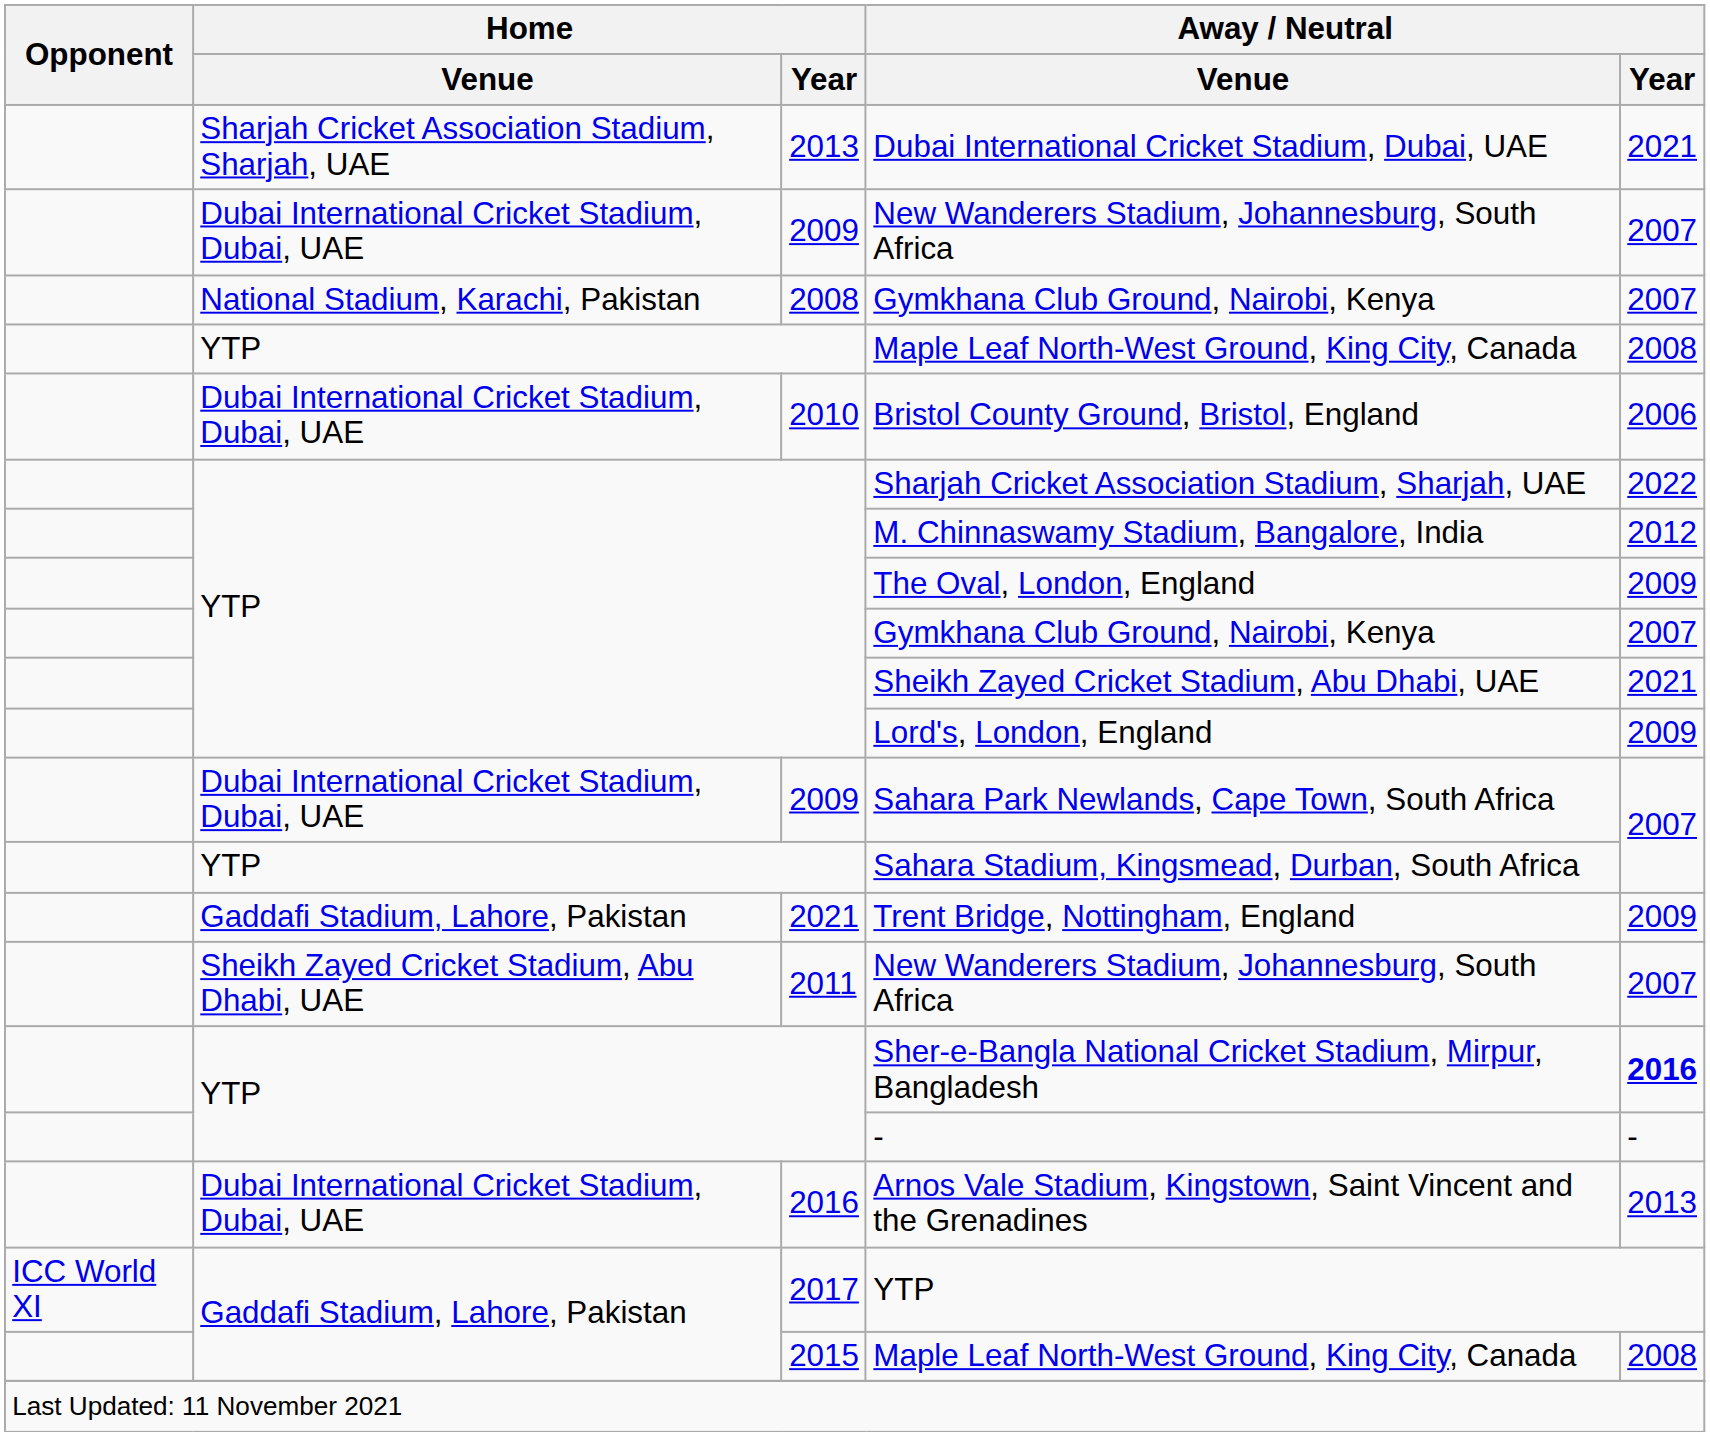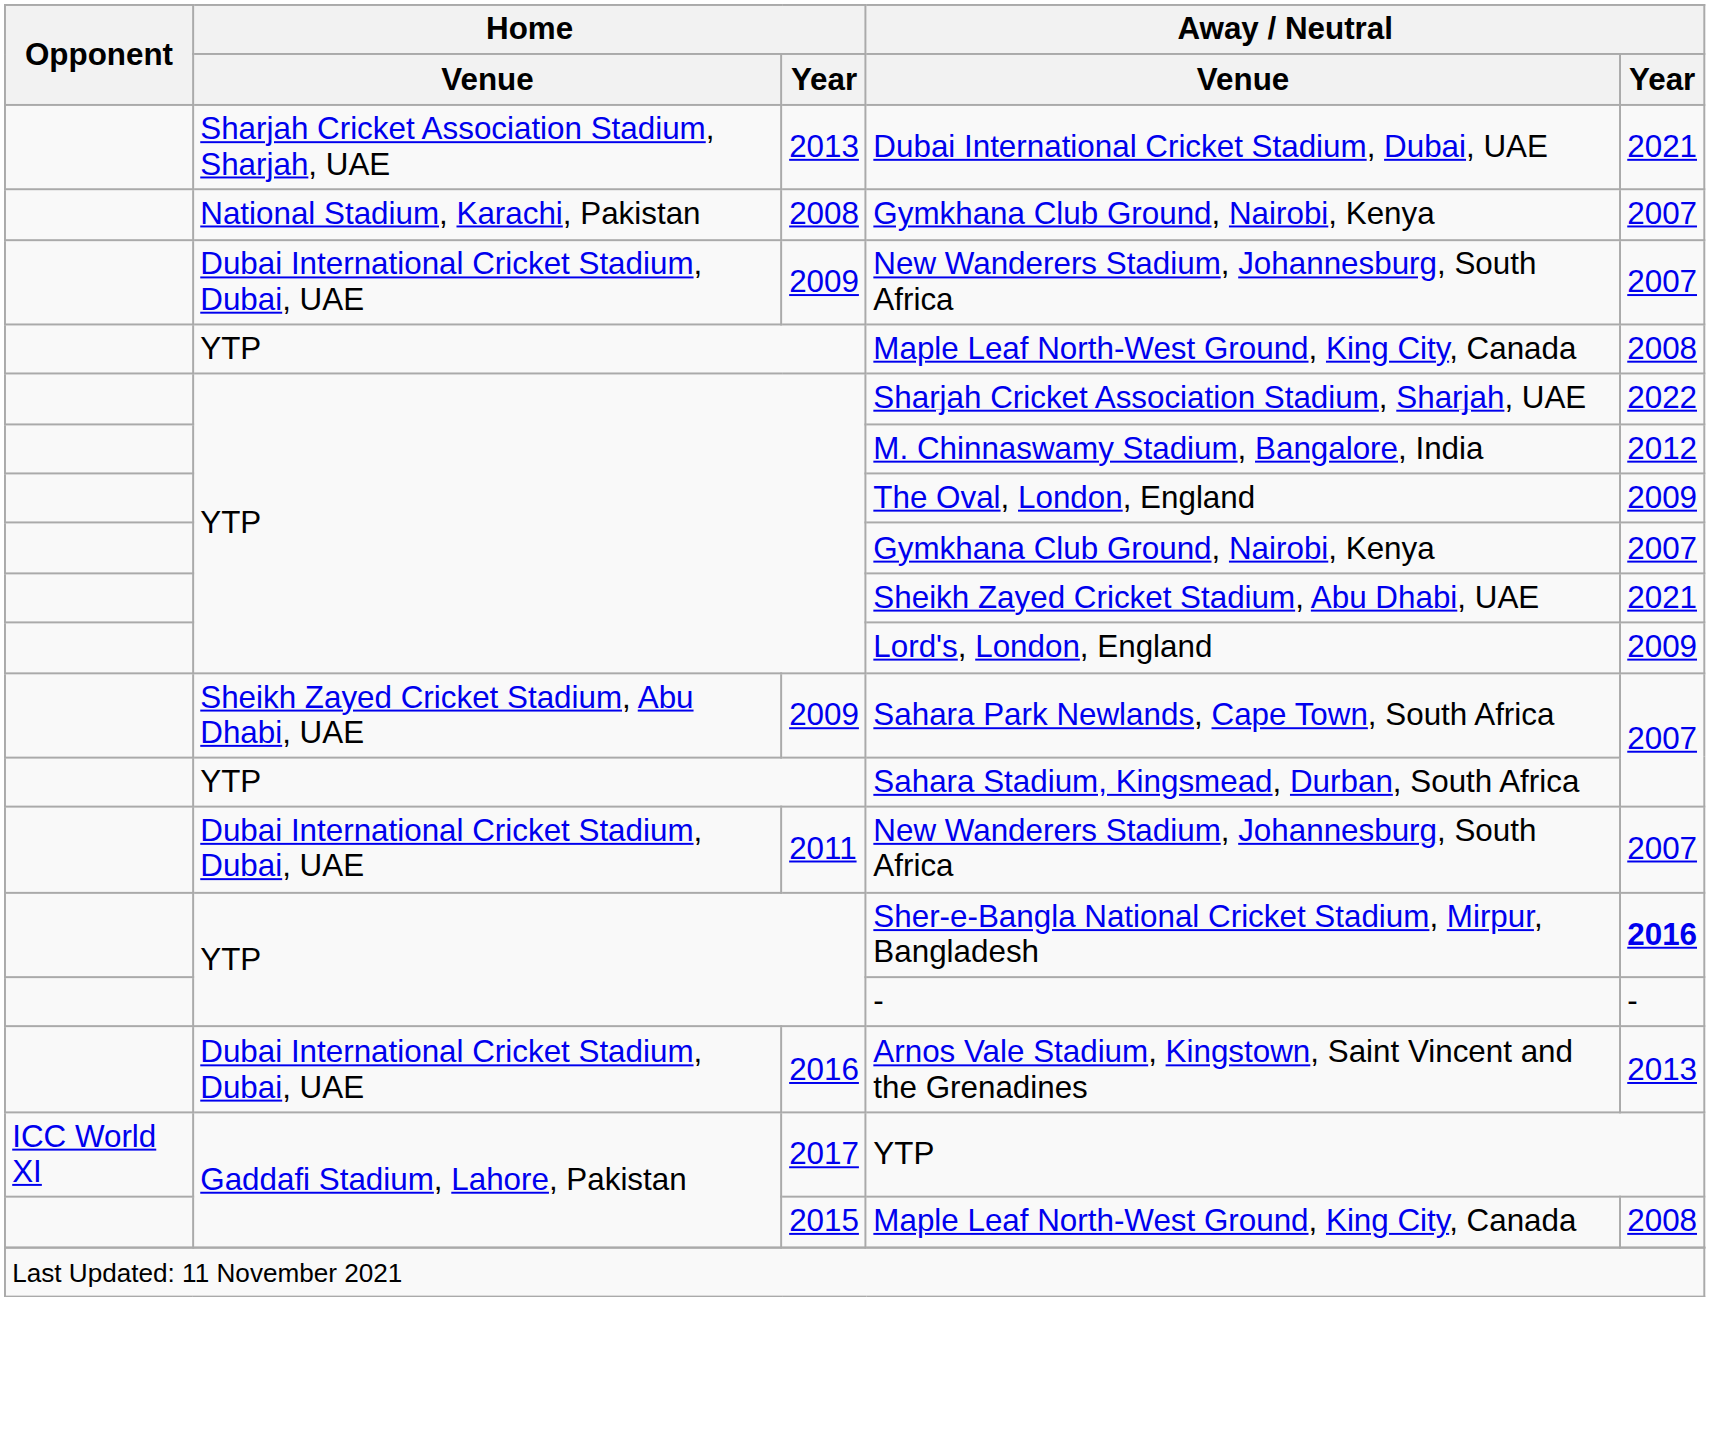rows swapped: (824, 231) <-> (824, 298)
- row: (824, 415)
(451, 799) Dubai International Cricket Stadium, Dubai, UAE -> (447, 714) Sheikh Zayed Cricket Stadium, Abu Dhabi, UAE
- row: (824, 916)
(447, 983) Sheikh Zayed Cricket Stadium, Abu Dhabi, UAE -> (451, 849) Dubai International Cricket Stadium, Dubai, UAE
